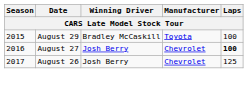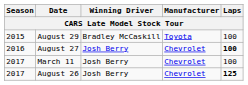+ row: (56, 62)
(230, 62) normal -> (230, 74) bold
